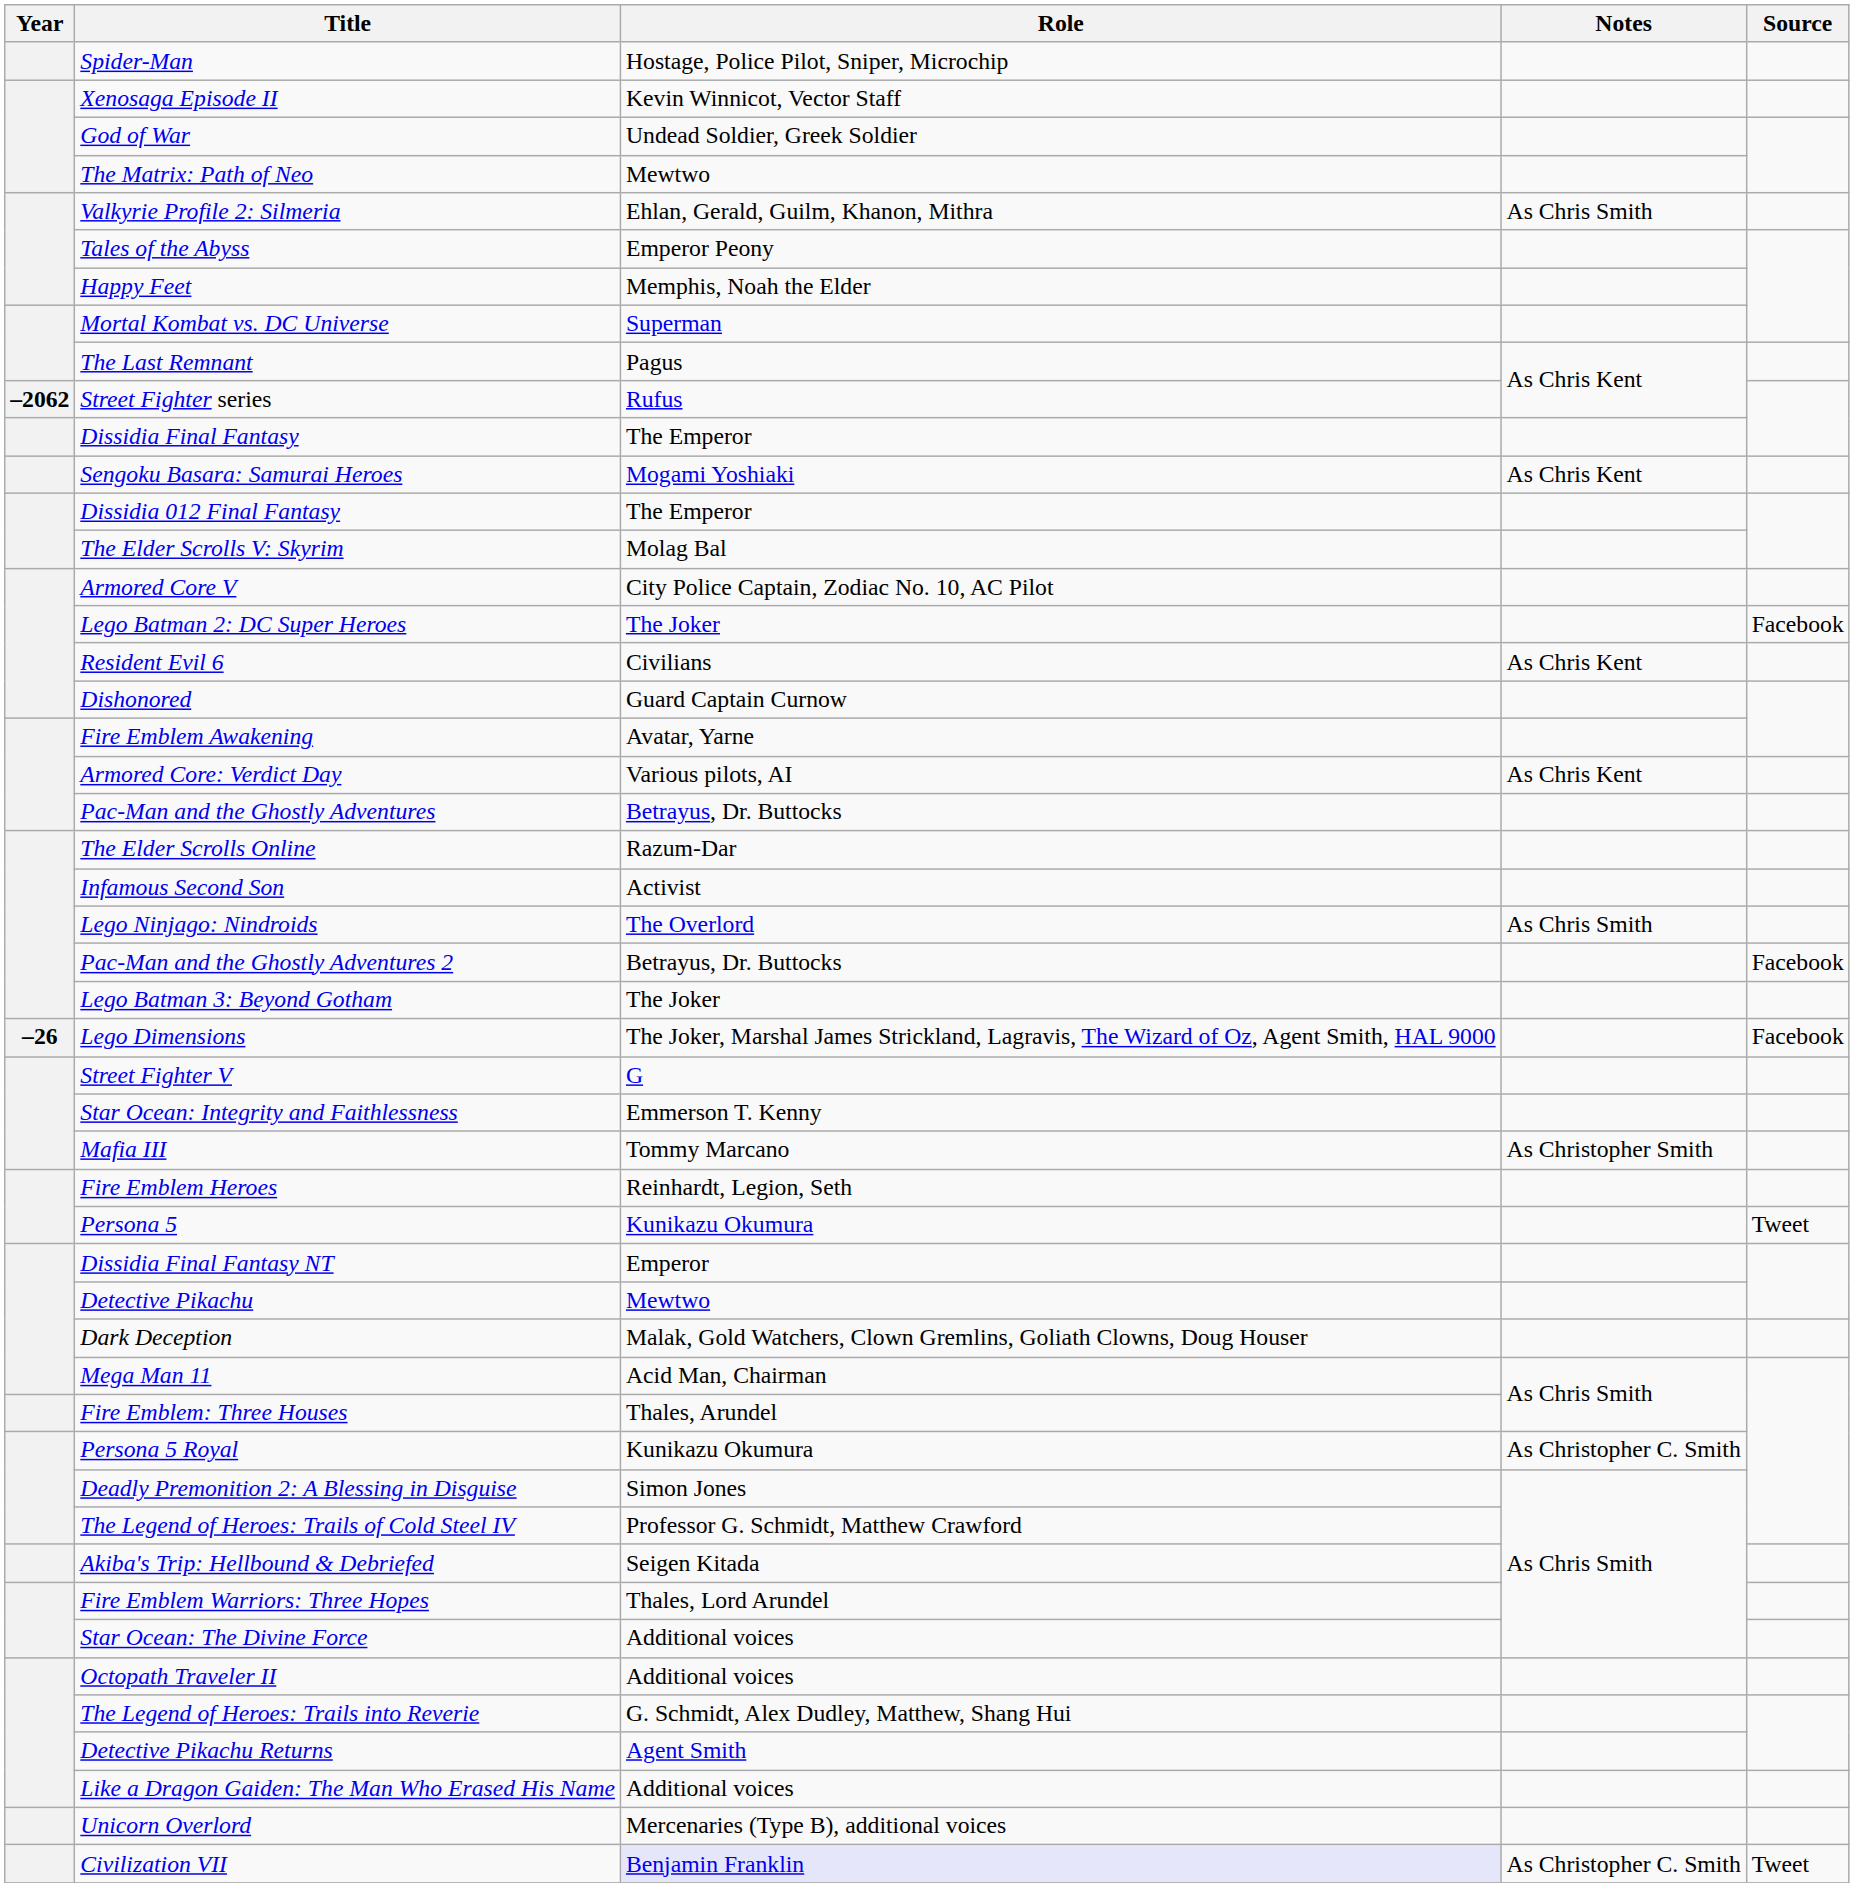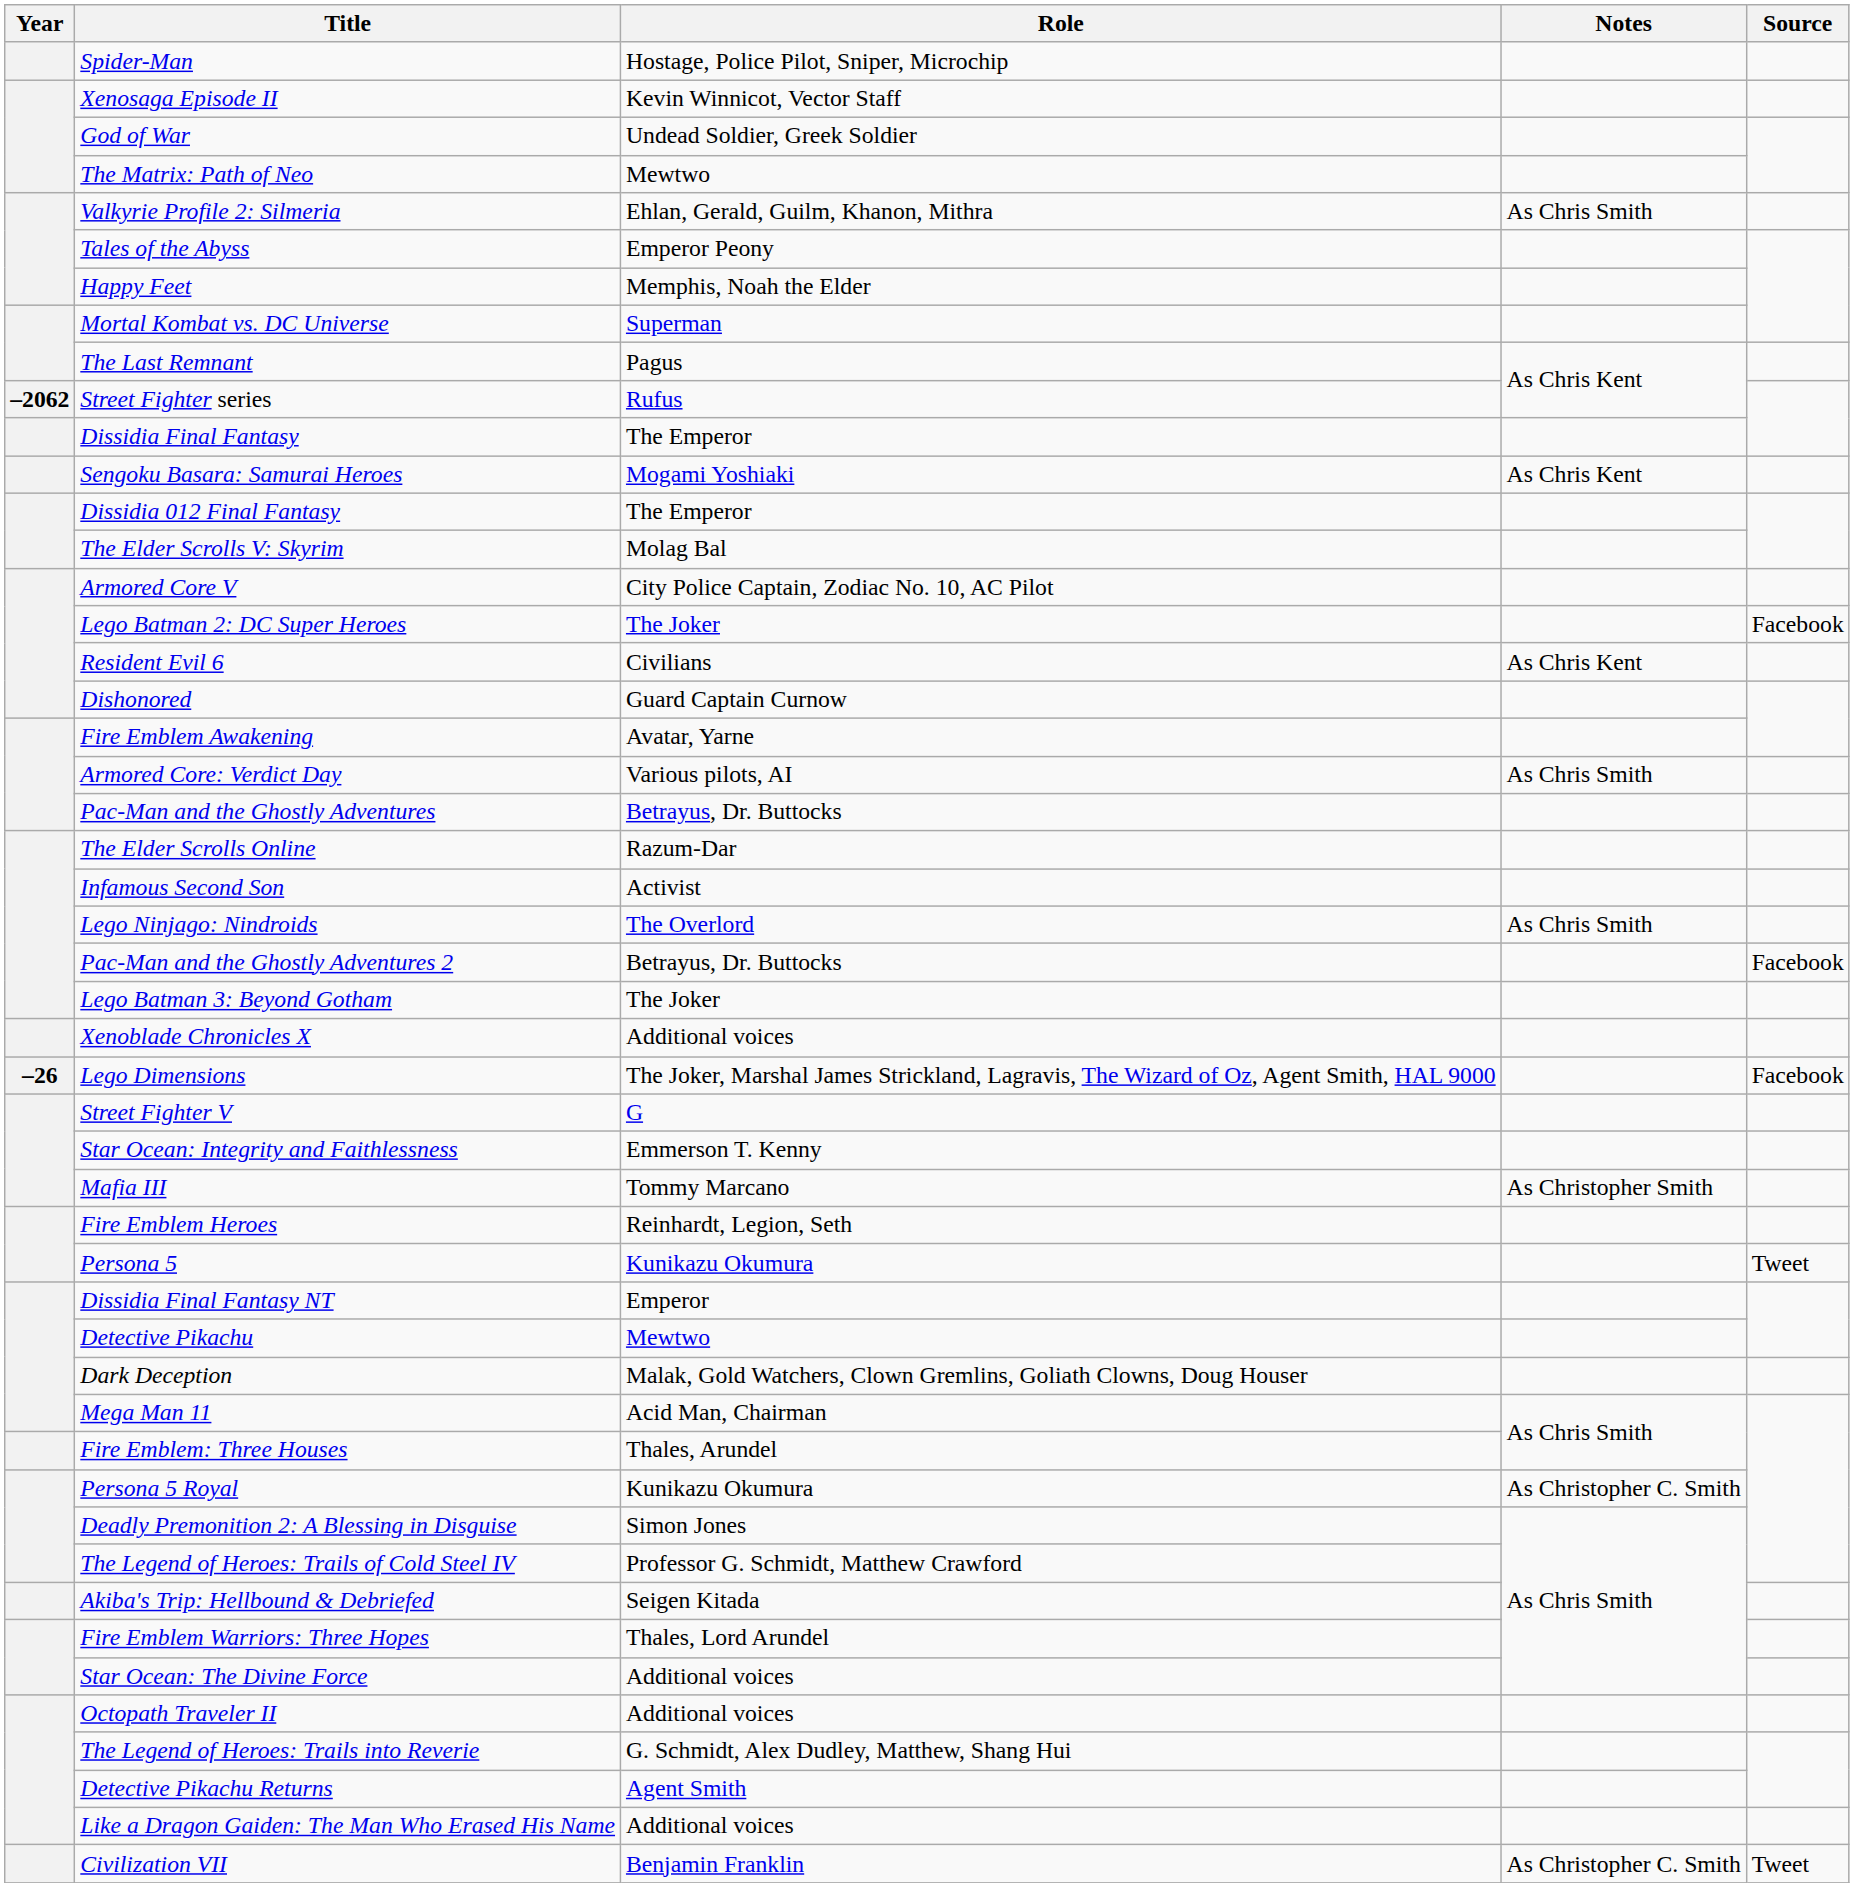(1574, 774) As Chris Kent -> (1580, 774) As Chris Smith
+ row: (196, 1037)
- row: (166, 1825)
(715, 1863) lavender background -> (715, 1863) no background
